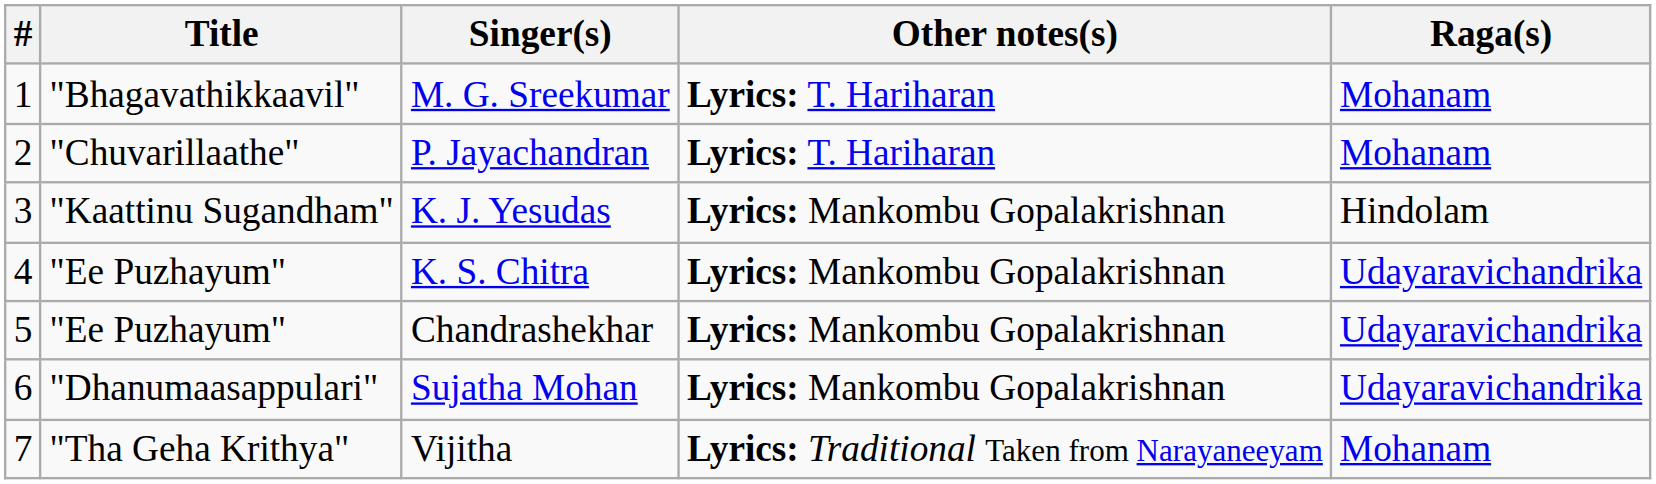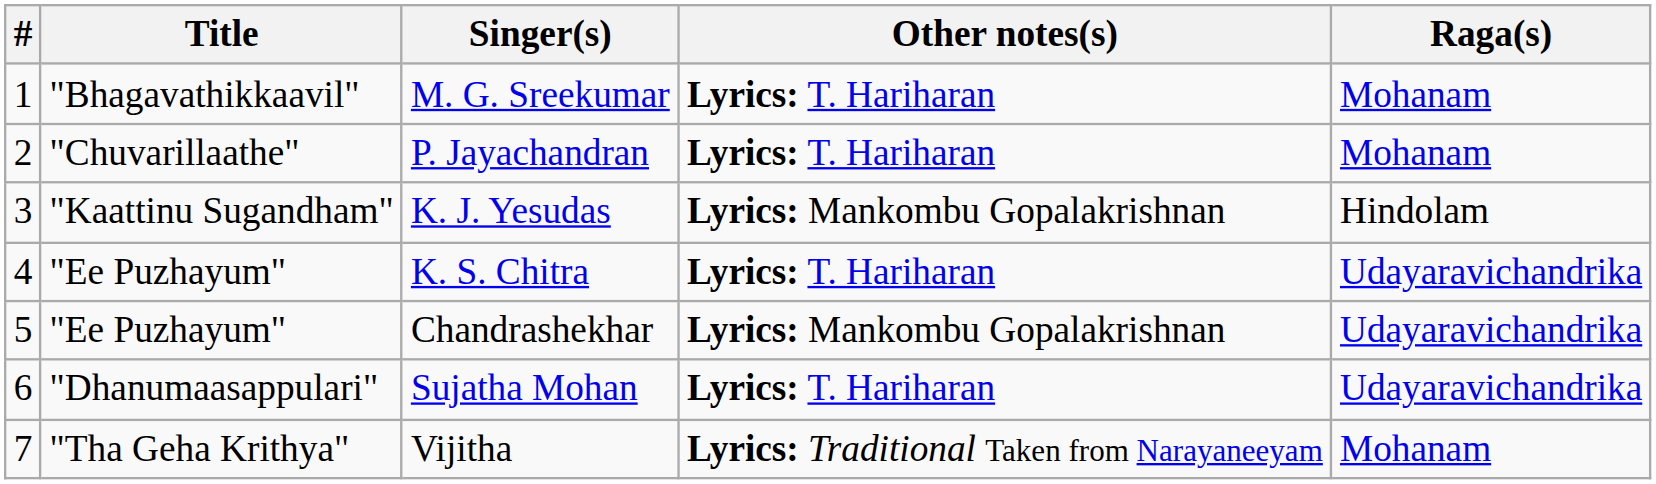(956, 270) Lyrics: Mankombu Gopalakrishnan -> (841, 270) Lyrics: T. Hariharan
(956, 388) Lyrics: Mankombu Gopalakrishnan -> (841, 388) Lyrics: T. Hariharan
